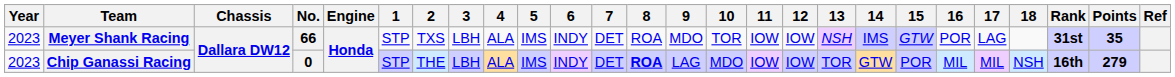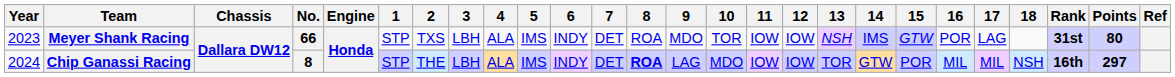(1115, 38) 35 -> (1115, 38) 80
(24, 61) 2023 -> (24, 61) 2024
(308, 61) 0 -> (308, 61) 8
(1115, 61) 279 -> (1115, 61) 297
